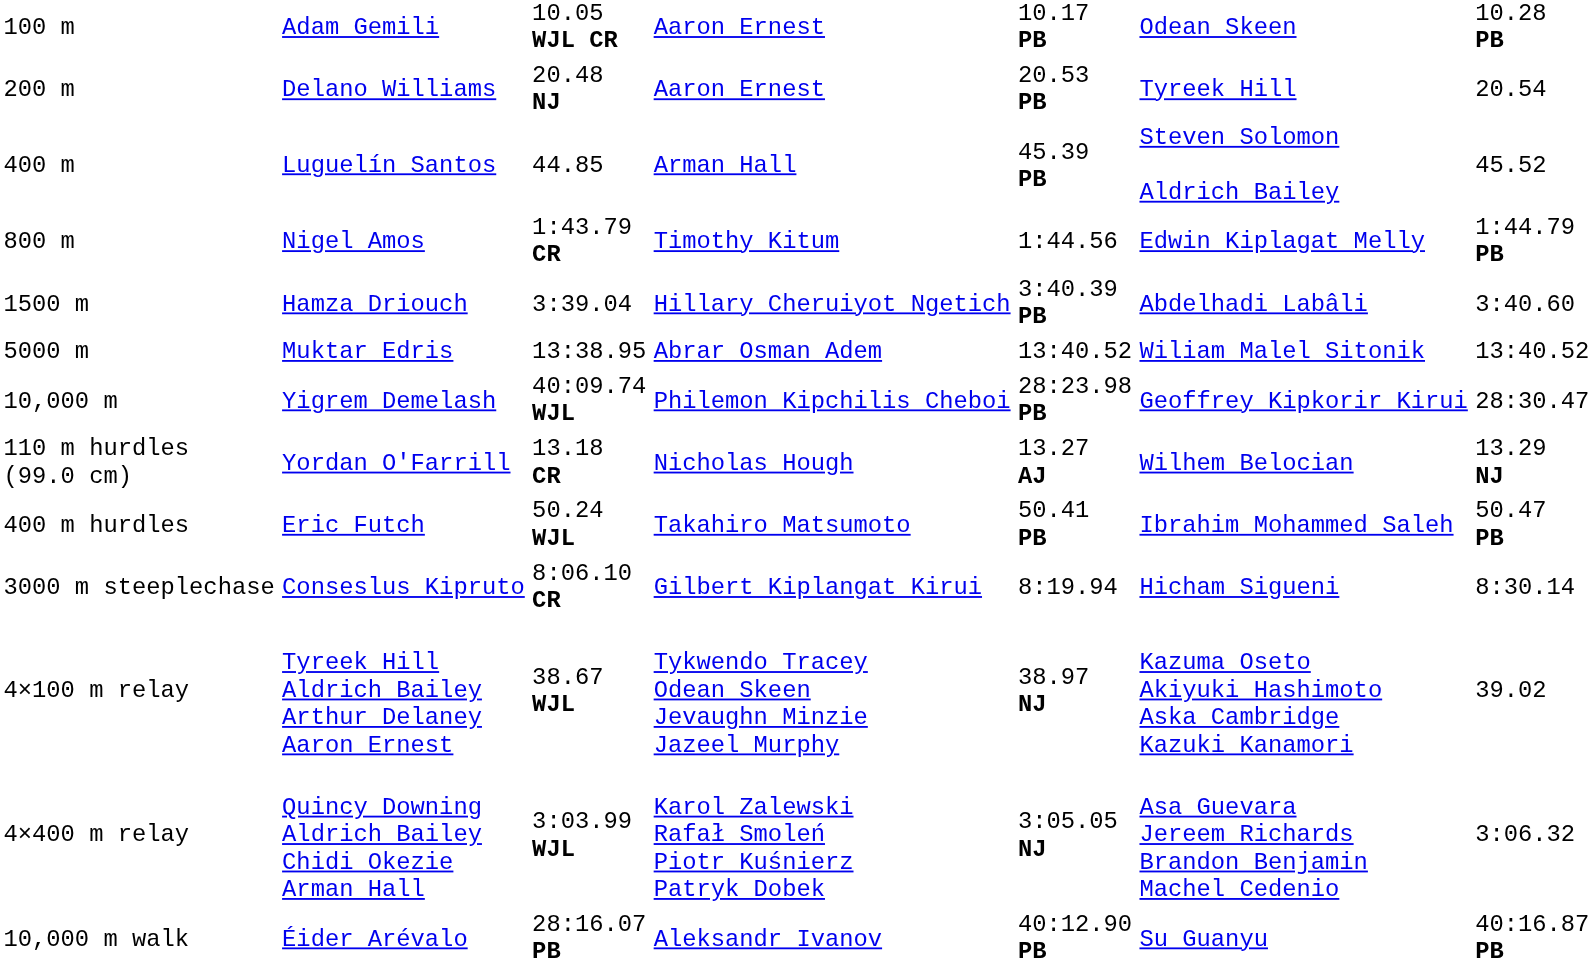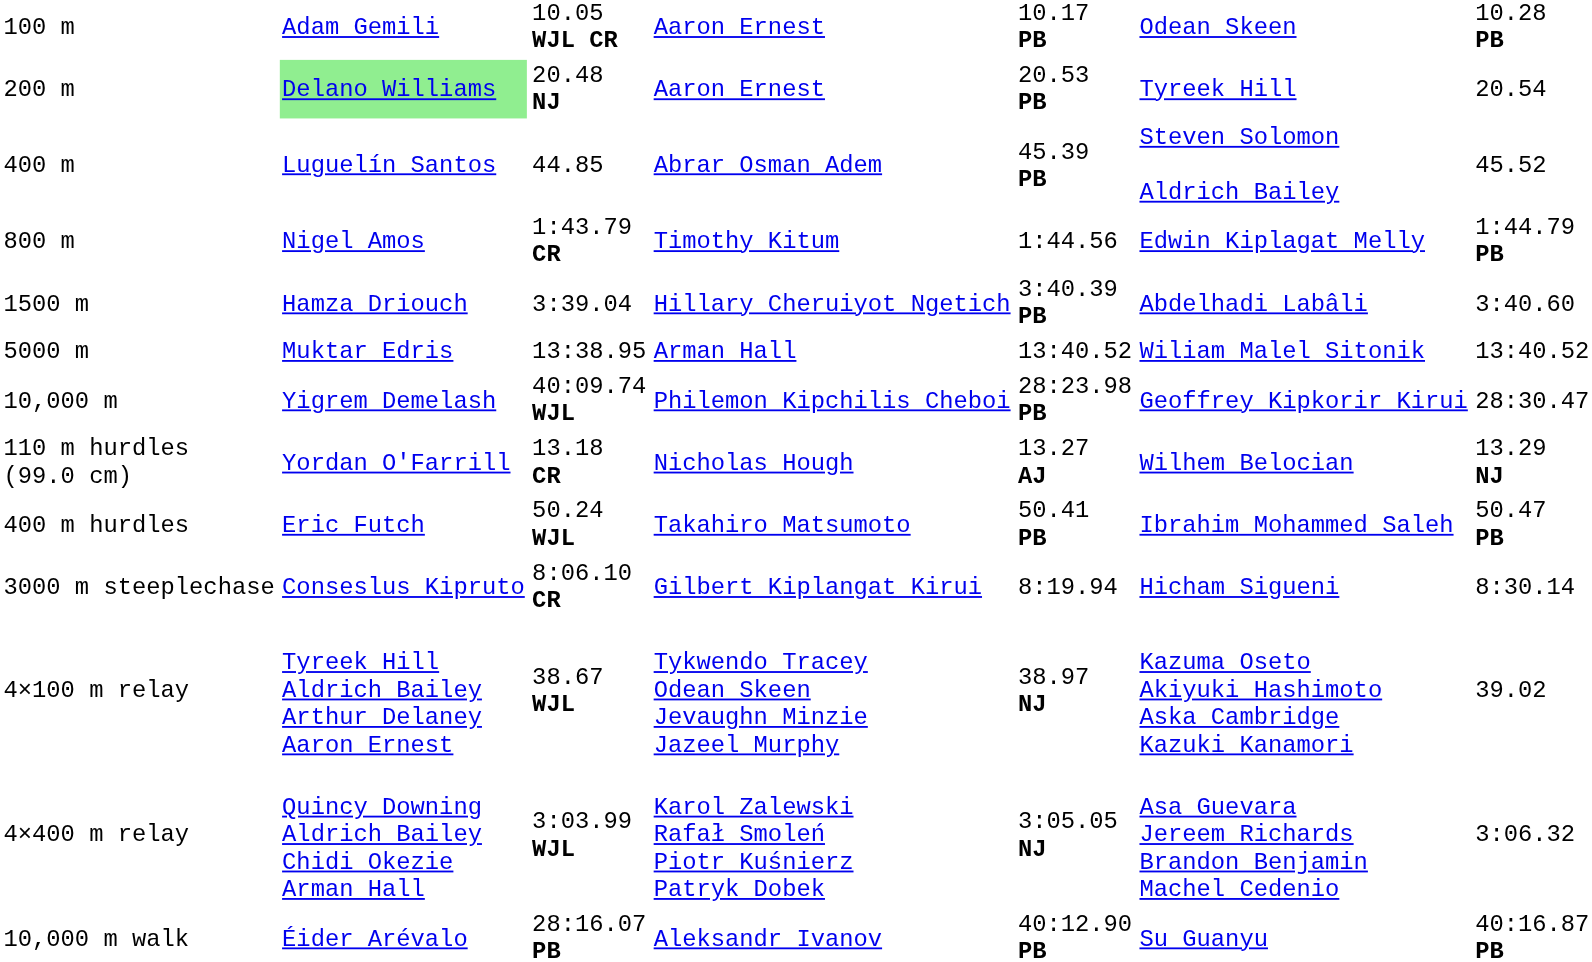(389, 89) no background -> (389, 89) lightgreen background
(725, 165) Arman Hall -> (768, 165) Abrar Osman Adem
(768, 352) Abrar Osman Adem -> (725, 352) Arman Hall
